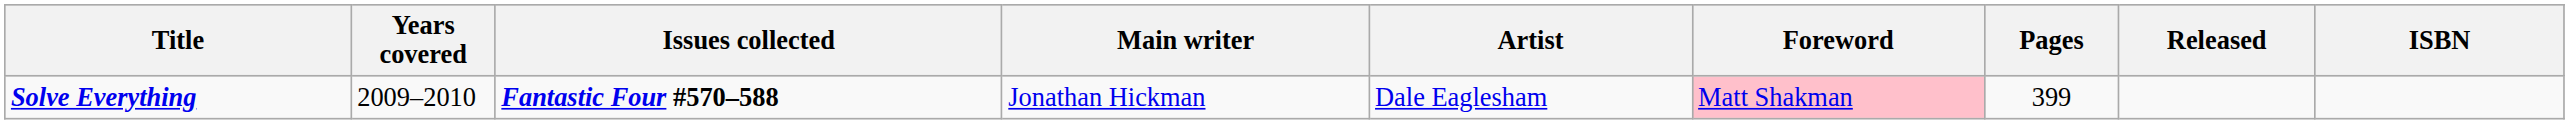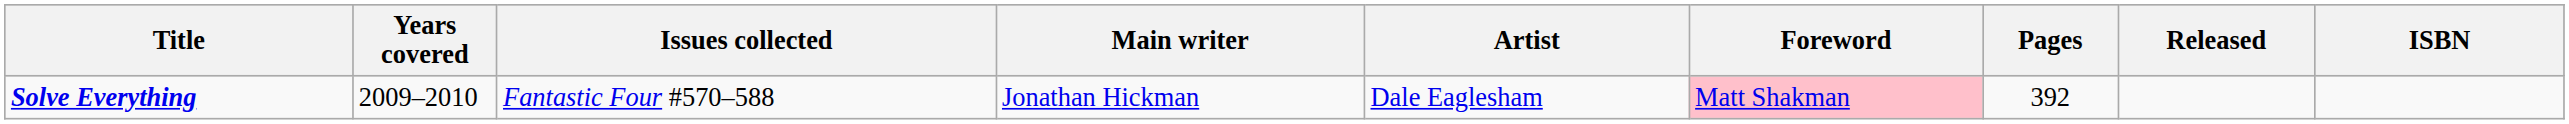(640, 97) bold -> (639, 97) normal
(2051, 97) 399 -> (2050, 97) 392
